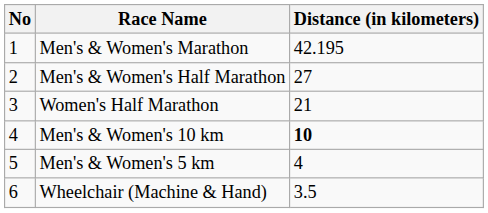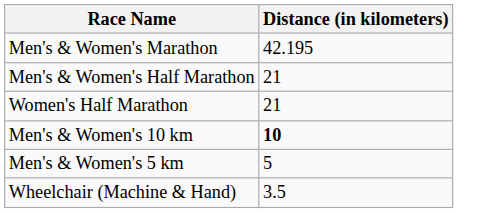- column: (20, 18)
(303, 76) 27 -> (272, 76) 21
(298, 163) 4 -> (268, 163) 5
